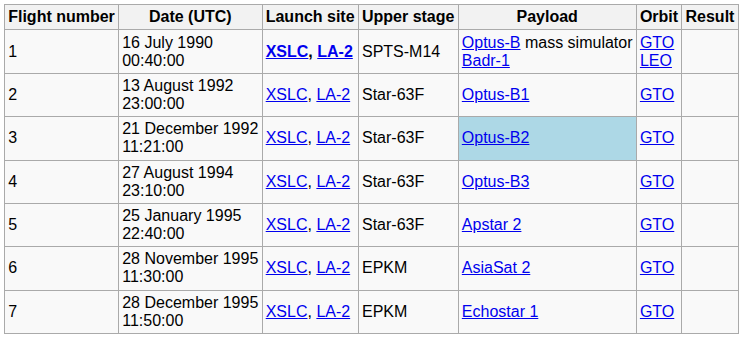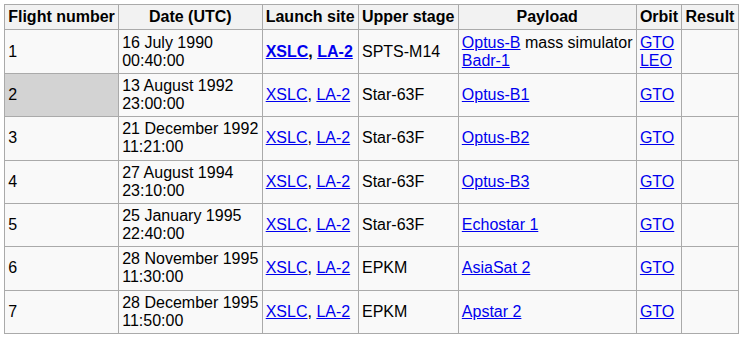(13, 94) no background -> (13, 94) lightgrey background
(496, 138) lightblue background -> (496, 138) no background
(492, 225) Apstar 2 -> (500, 225) Echostar 1
(500, 311) Echostar 1 -> (492, 311) Apstar 2
